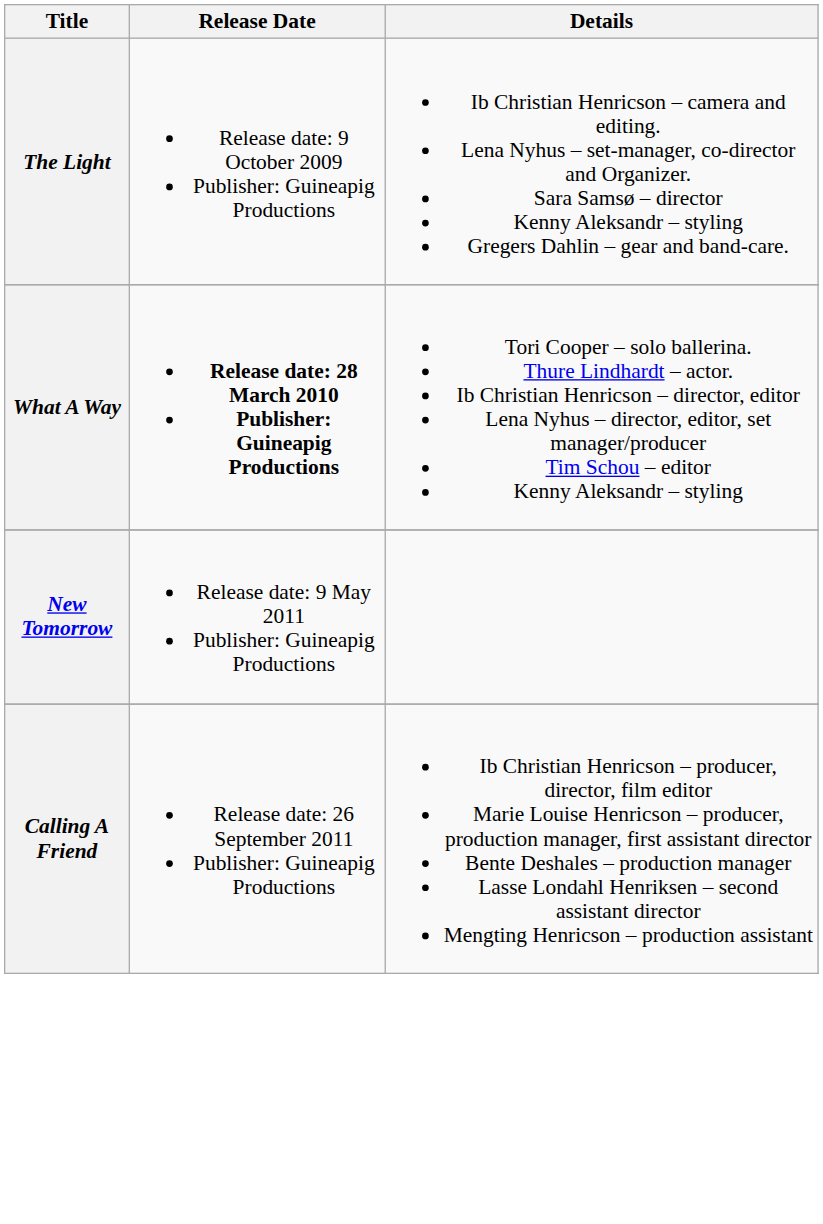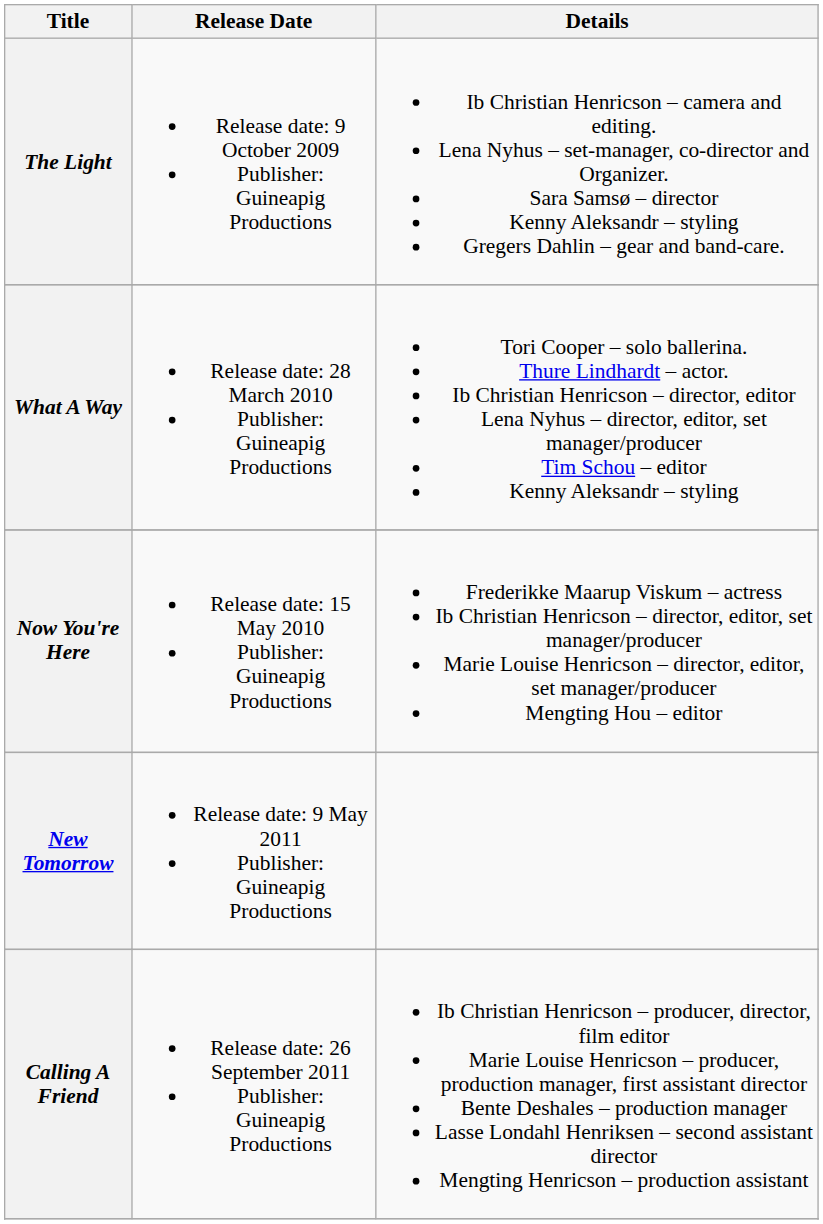(257, 419) bold -> (254, 419) normal
+ row: (68, 640)
